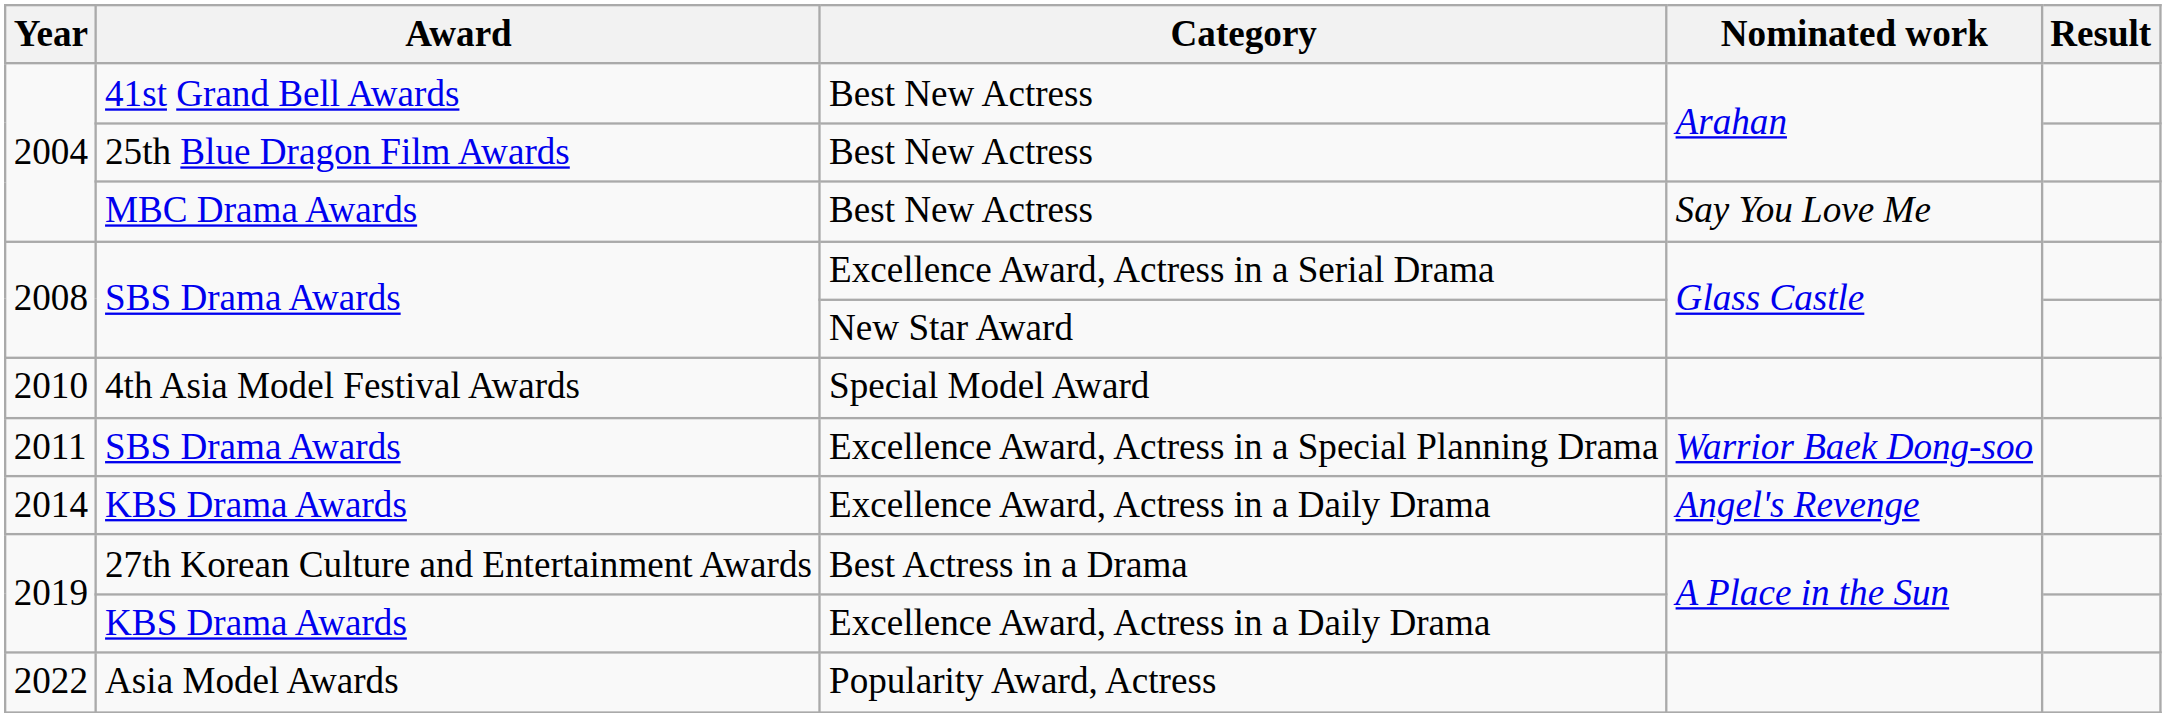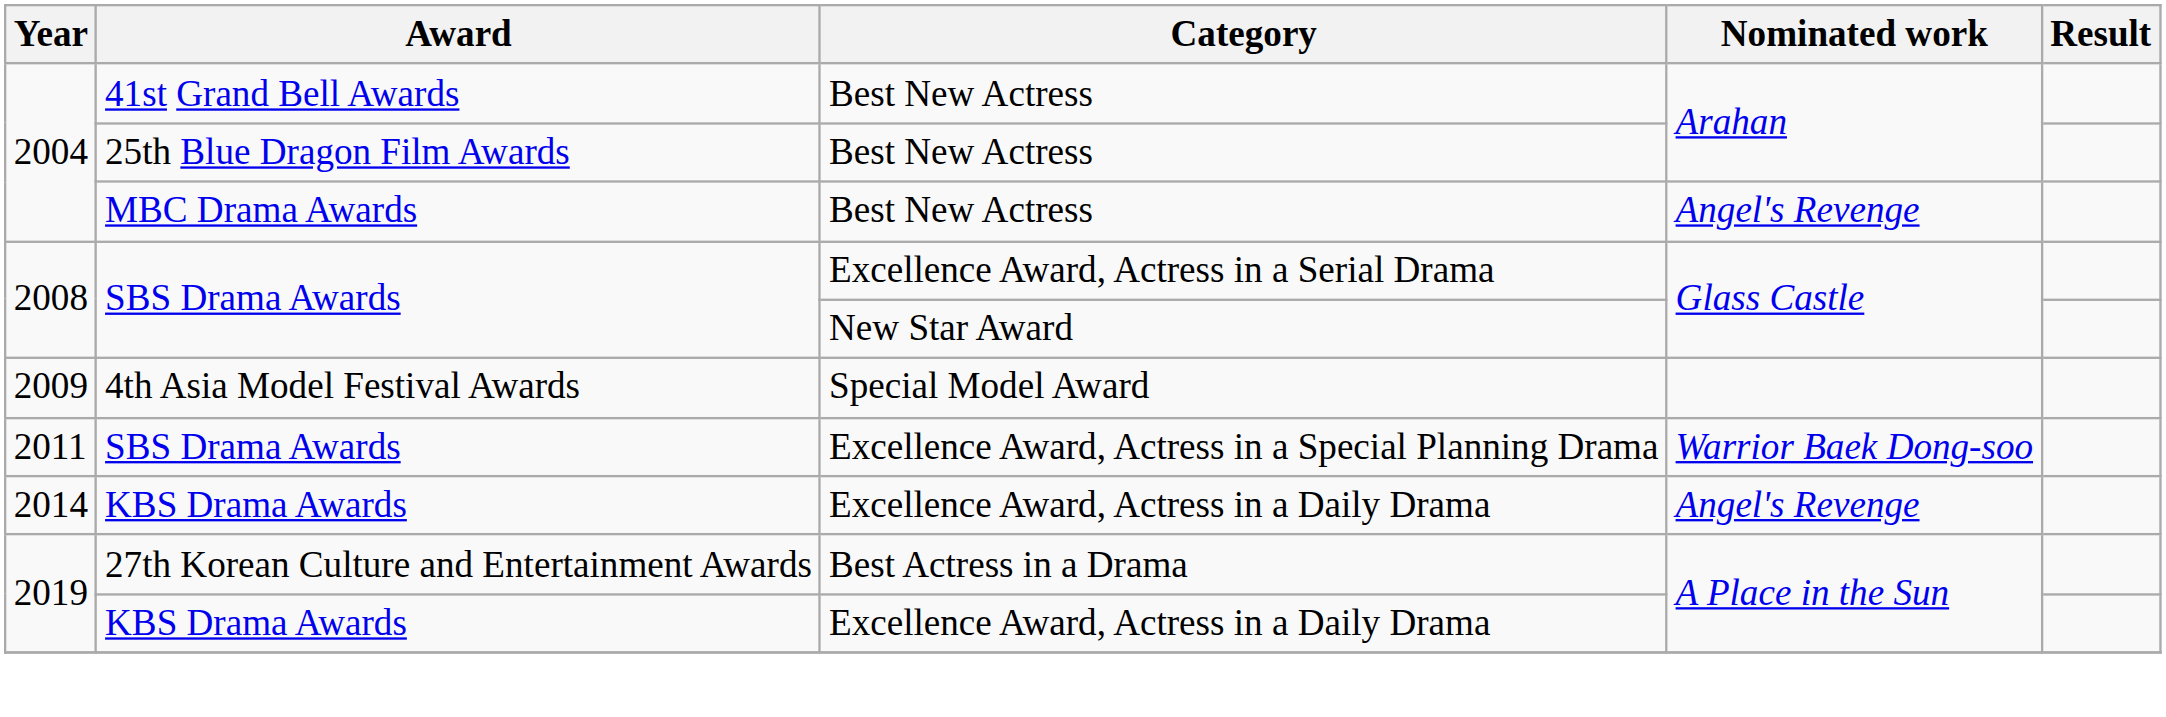(1803, 210) Say You Love Me -> (1798, 210) Angel's Revenge
(51, 387) 2010 -> (51, 387) 2009
- row: (252, 681)
